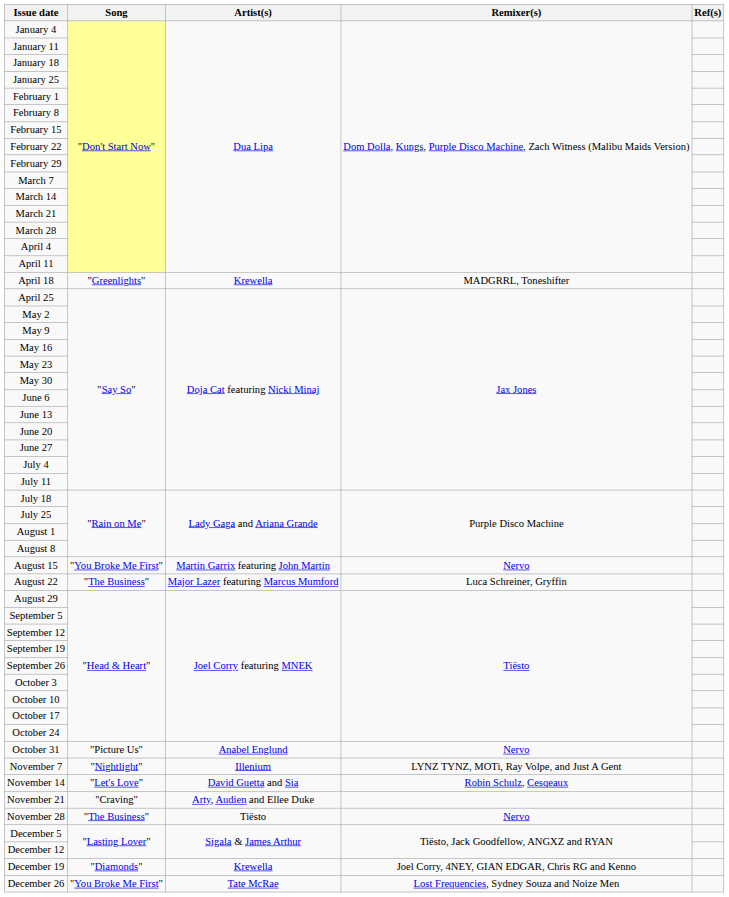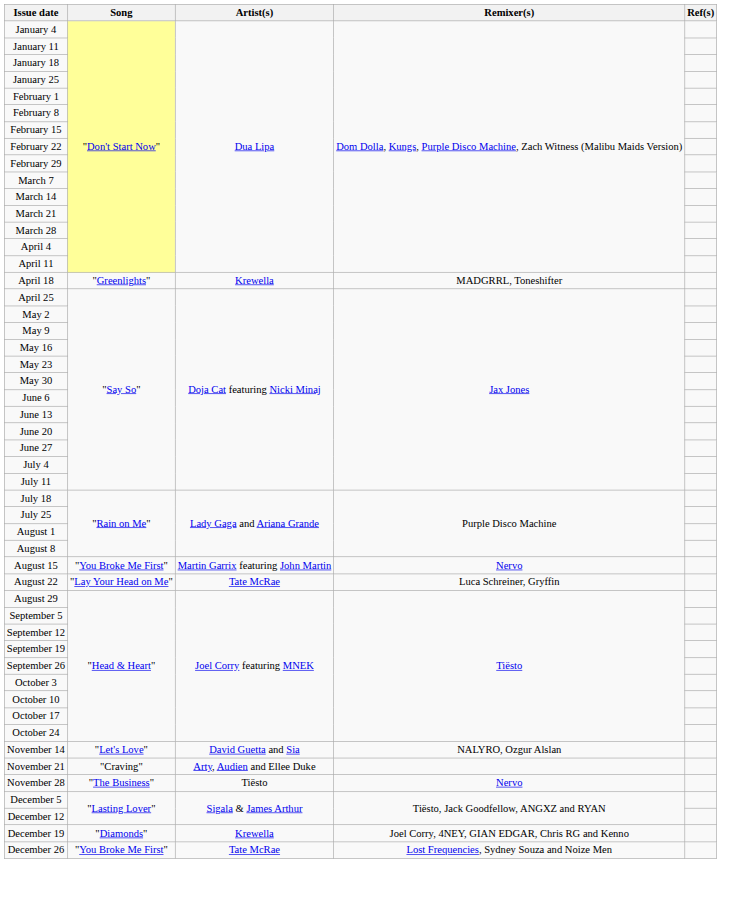(116, 582) "The Business" -> (121, 582) "Lay Your Head on Me"
(253, 582) Major Lazer featuring Marcus Mumford -> (254, 582) Tate McRae
- row: (36, 749)
- row: (36, 766)
(516, 783) Robin Schulz, Cesqeaux -> (509, 749) NALYRO, Ozgur Alslan
